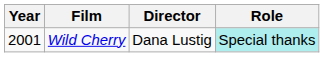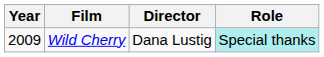(24, 39) 2001 -> (24, 39) 2009
